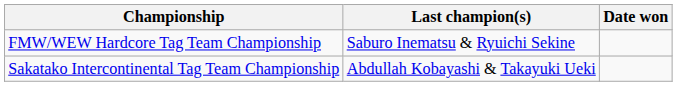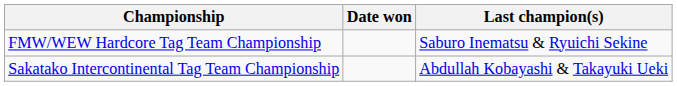columns swapped: (471, 17) <-> (636, 17)
